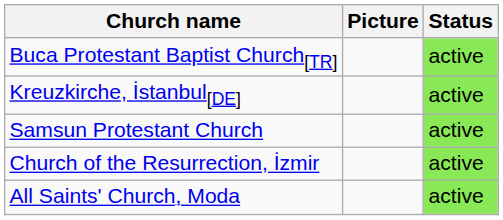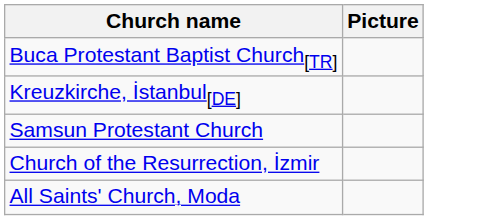- column: (461, 21)
